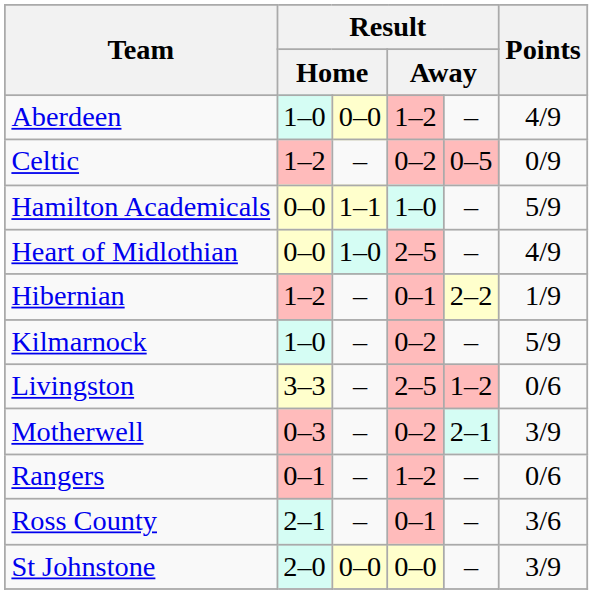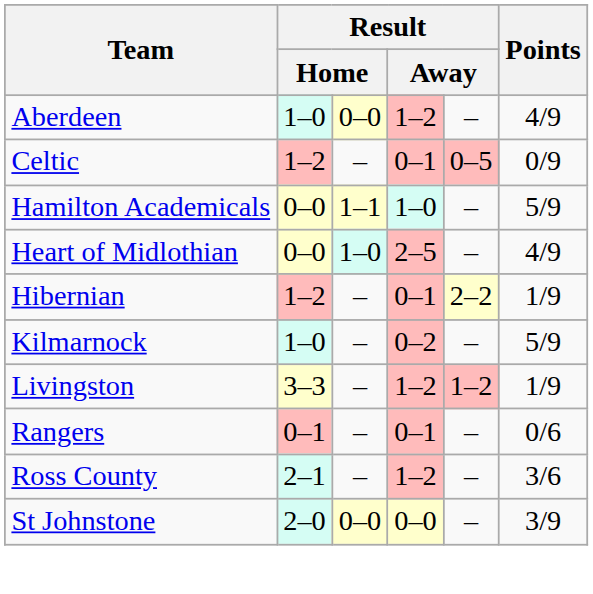(416, 161) 0–2 -> (416, 161) 0–1
(416, 386) 2–5 -> (416, 386) 1–2
(543, 386) 0/6 -> (543, 386) 1/9
- row: (77, 431)
(416, 476) 1–2 -> (416, 431) 0–1
(416, 521) 0–1 -> (416, 476) 1–2
